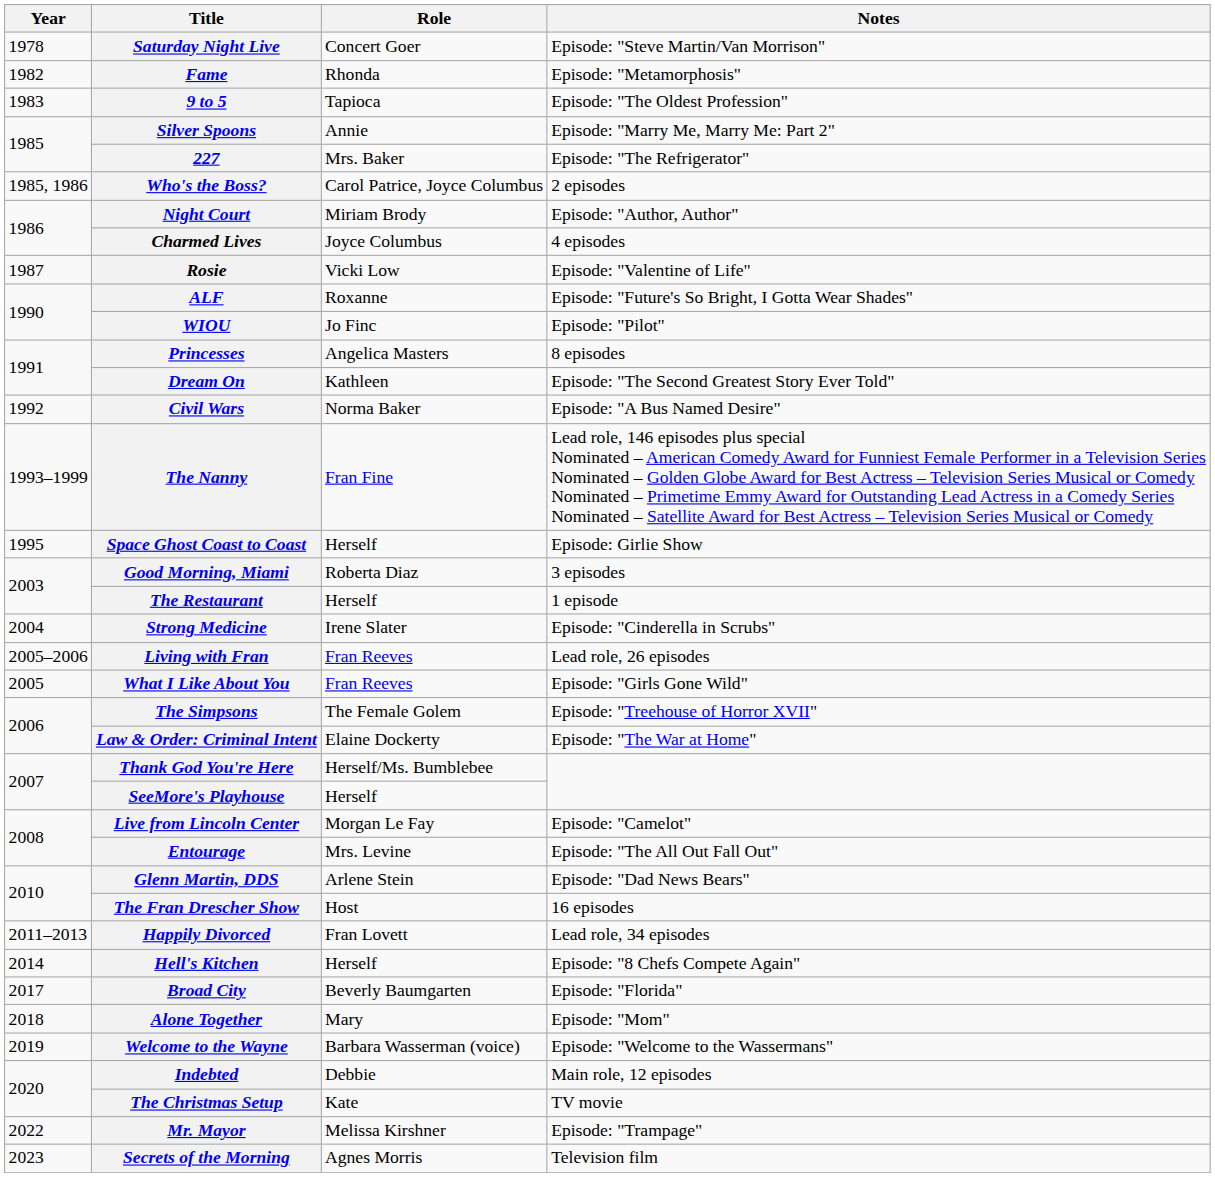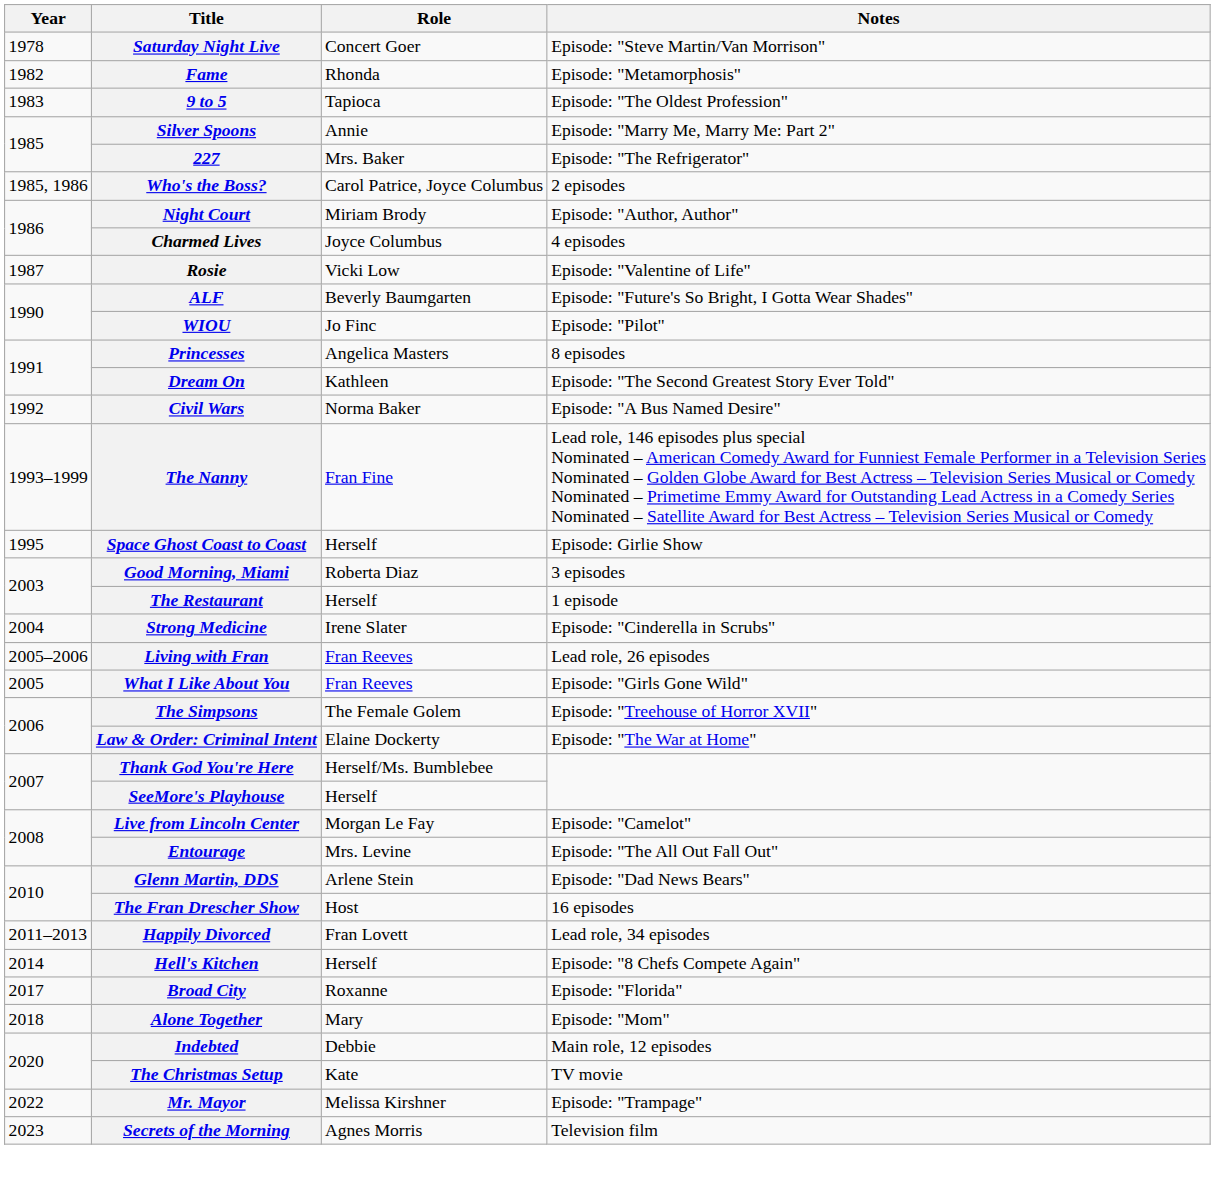(356, 297) Roxanne -> (398, 297) Beverly Baumgarten
(398, 990) Beverly Baumgarten -> (356, 990) Roxanne
- row: (206, 1046)
